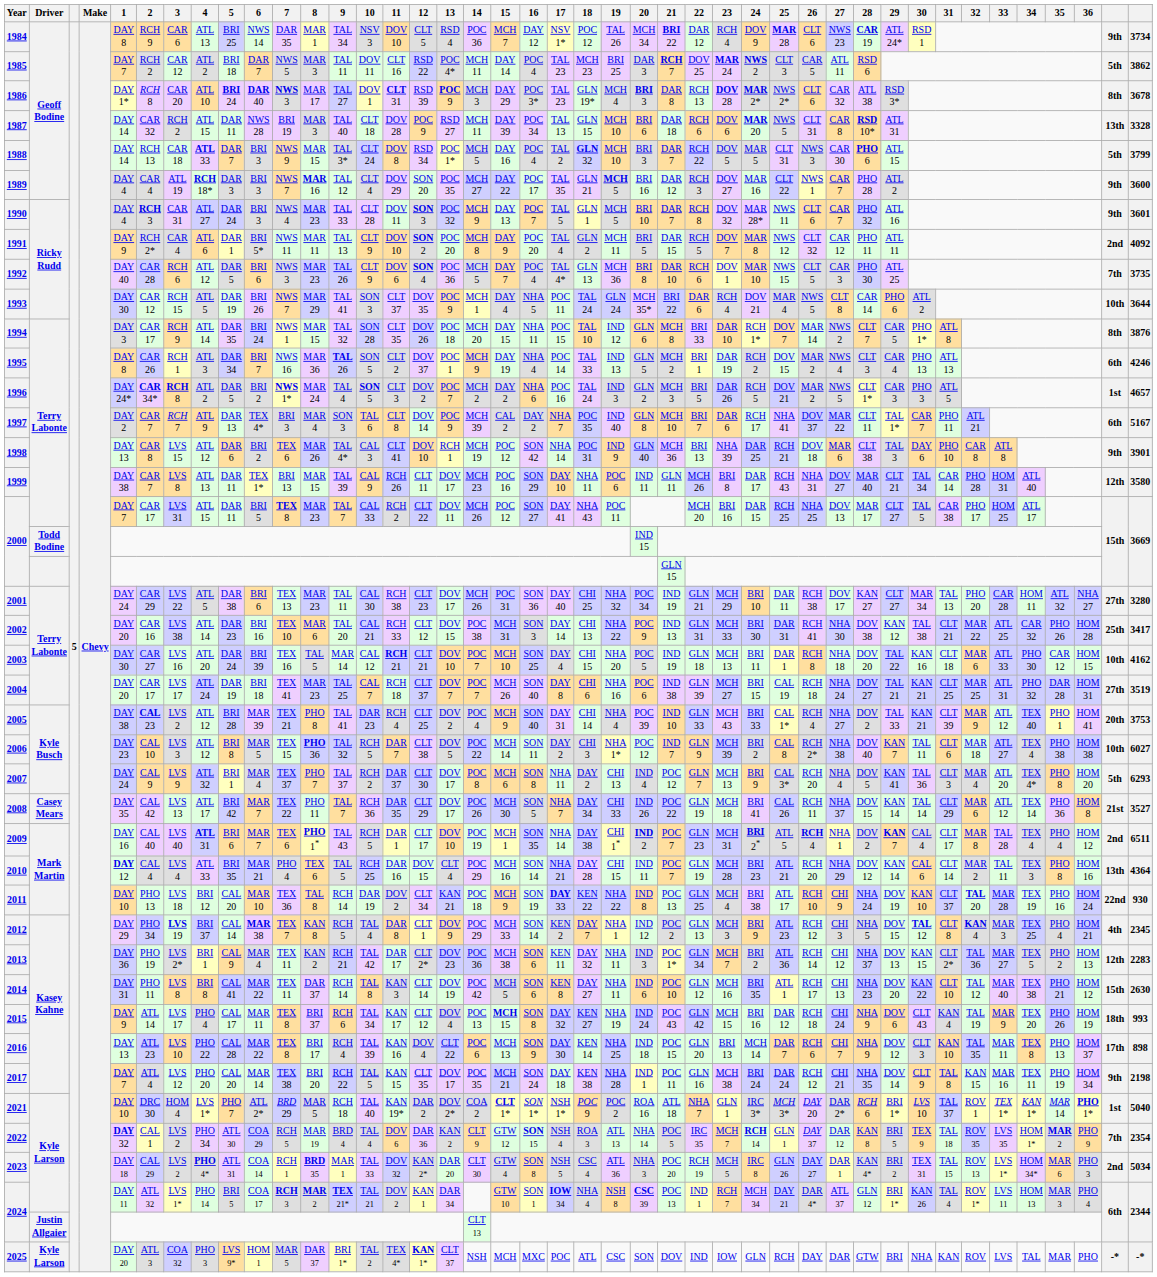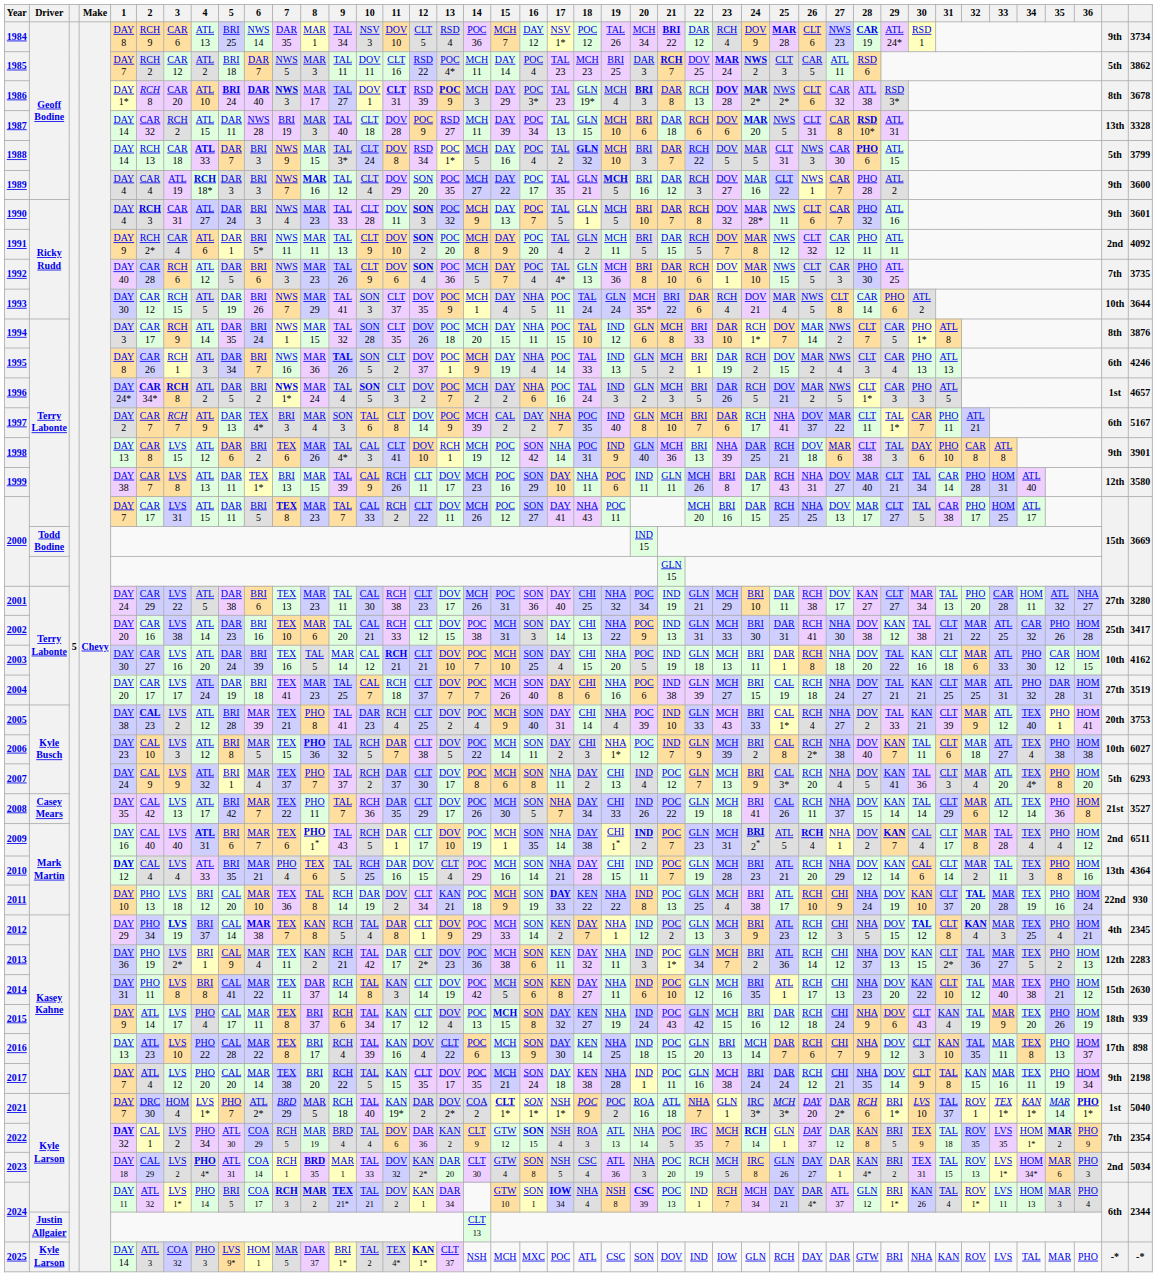(1140, 1019) 993 -> (1140, 1019) 939
(124, 1108) DAY 10 -> (124, 1108) DAY 7
(124, 1256) DAY 20 -> (124, 1256) DAY 14
